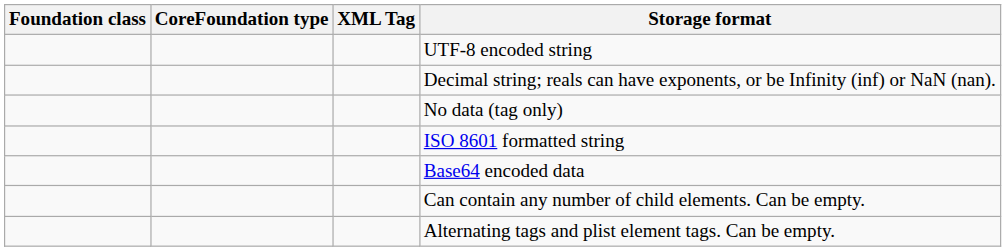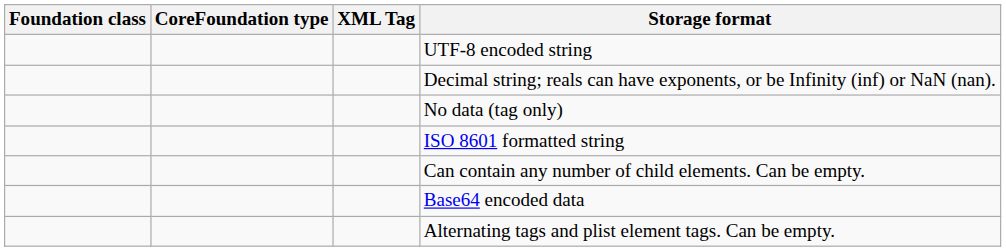rows swapped: (504, 170) <-> (644, 200)
